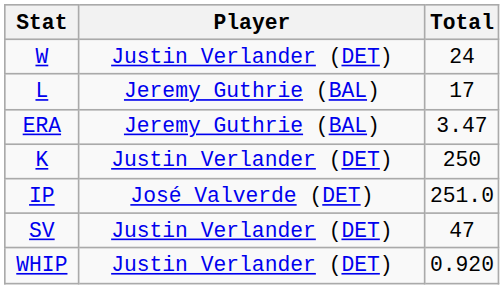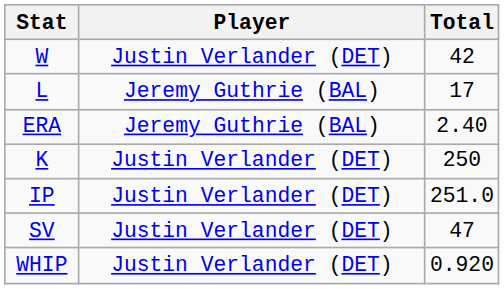(462, 57) 24 -> (462, 57) 42
(462, 126) 3.47 -> (462, 126) 2.40
(252, 196) José Valverde (DET) -> (252, 196) Justin Verlander (DET)
